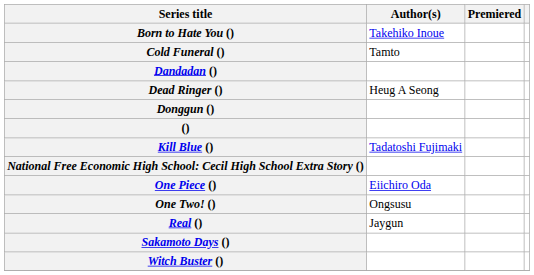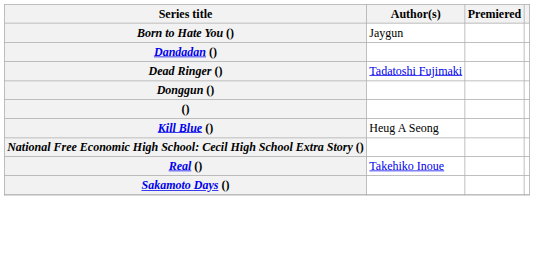(407, 33) Takehiko Inoue -> (386, 33) Jaygun
- row: (185, 52)
(404, 90) Heug A Seong -> (416, 71) Tadatoshi Fujimaki
(416, 147) Tadatoshi Fujimaki -> (404, 128) Heug A Seong
- row: (185, 185)
- row: (185, 204)
(386, 223) Jaygun -> (407, 166) Takehiko Inoue
- row: (185, 261)
